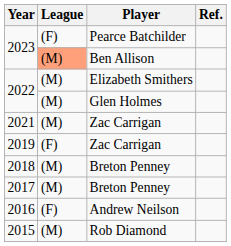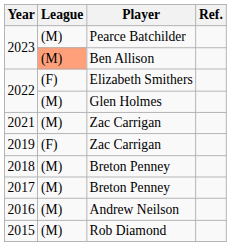(49, 36) (F) -> (52, 36) (M)
(52, 79) (M) -> (49, 79) (F)
(49, 209) (F) -> (52, 209) (M)
